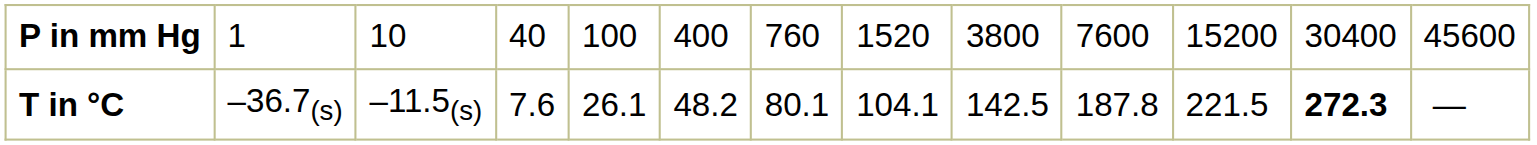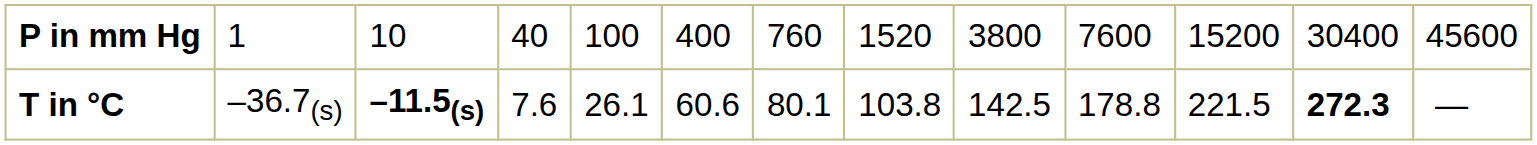(426, 105) normal -> (427, 105) bold
(706, 104) 48.2 -> (708, 104) 60.6
(898, 104) 104.1 -> (900, 104) 103.8
(1117, 104) 187.8 -> (1119, 104) 178.8
